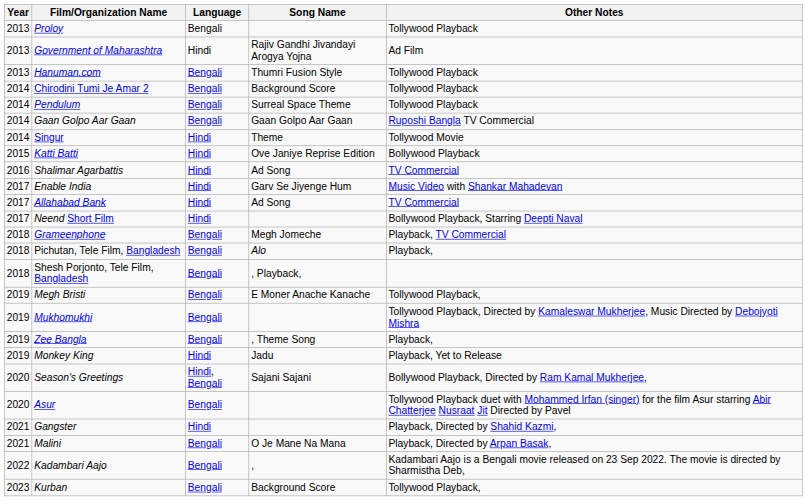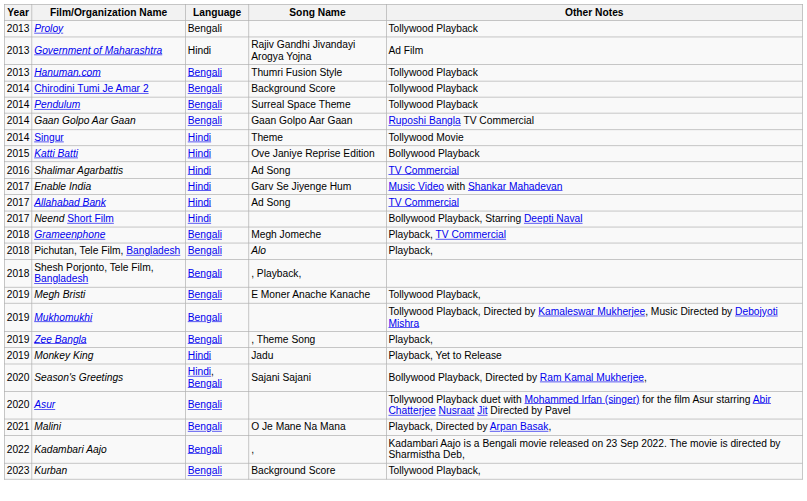- row: (55, 427)
